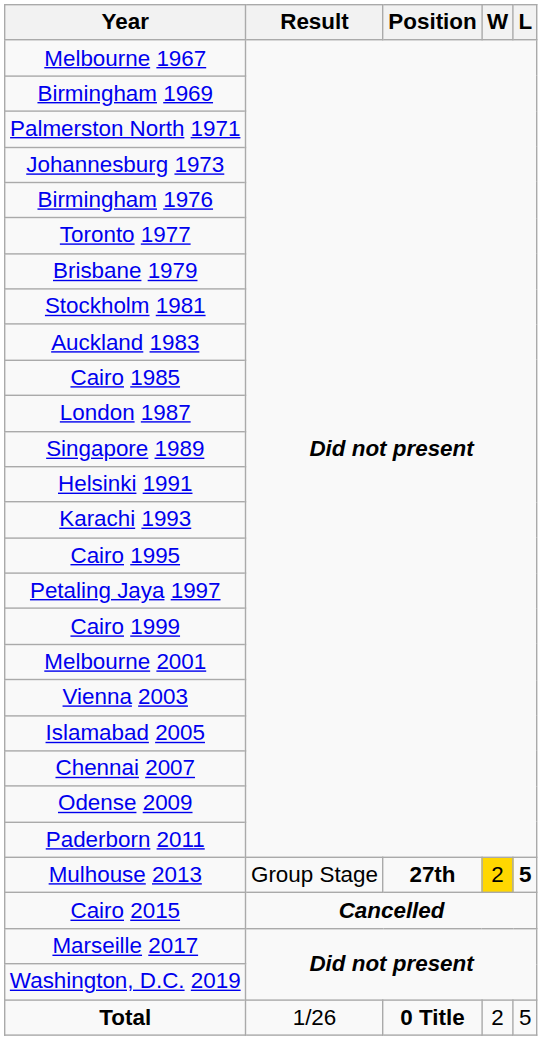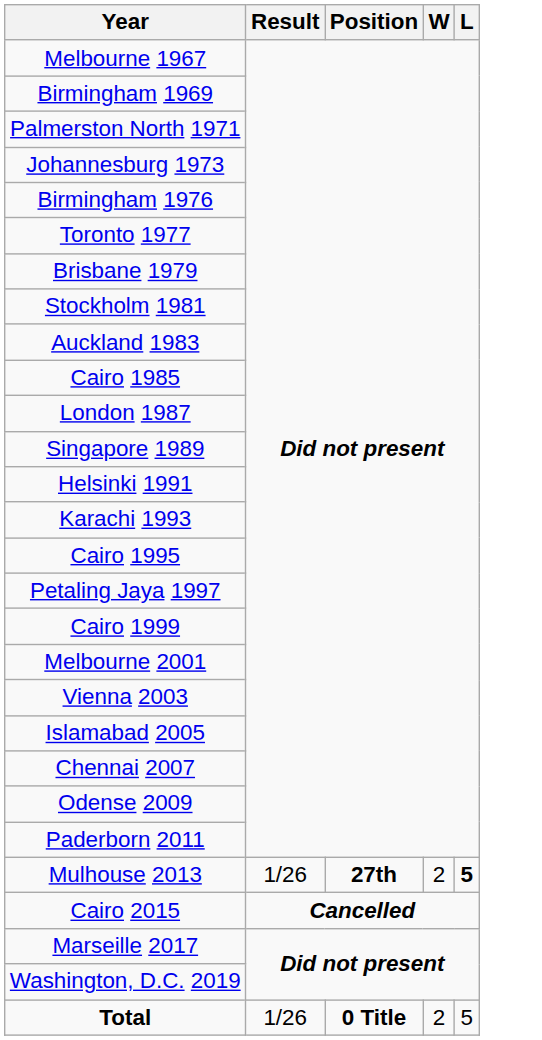(314, 874) Group Stage -> (285, 874) 1/26
(498, 874) gold background -> (439, 874) no background
